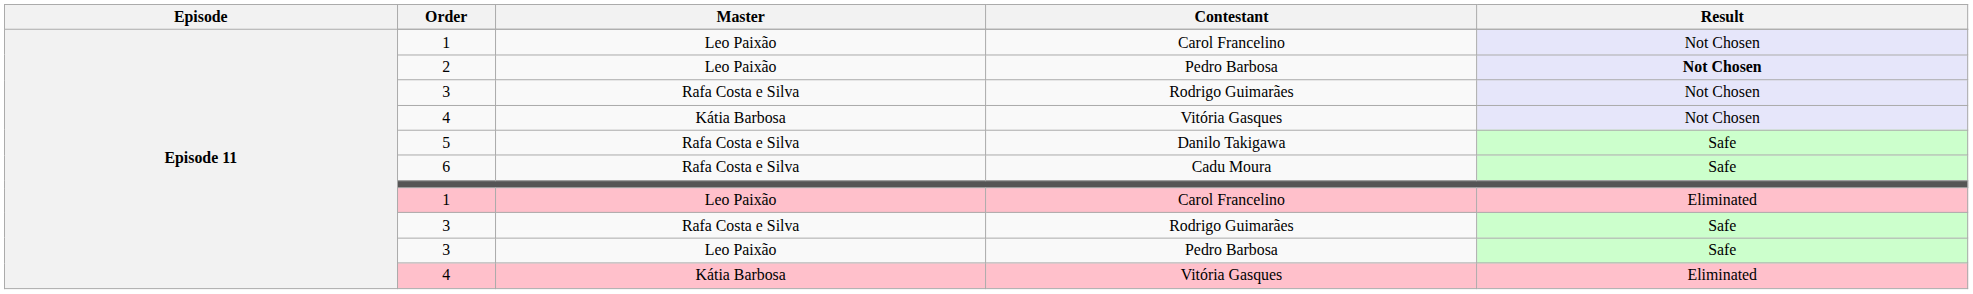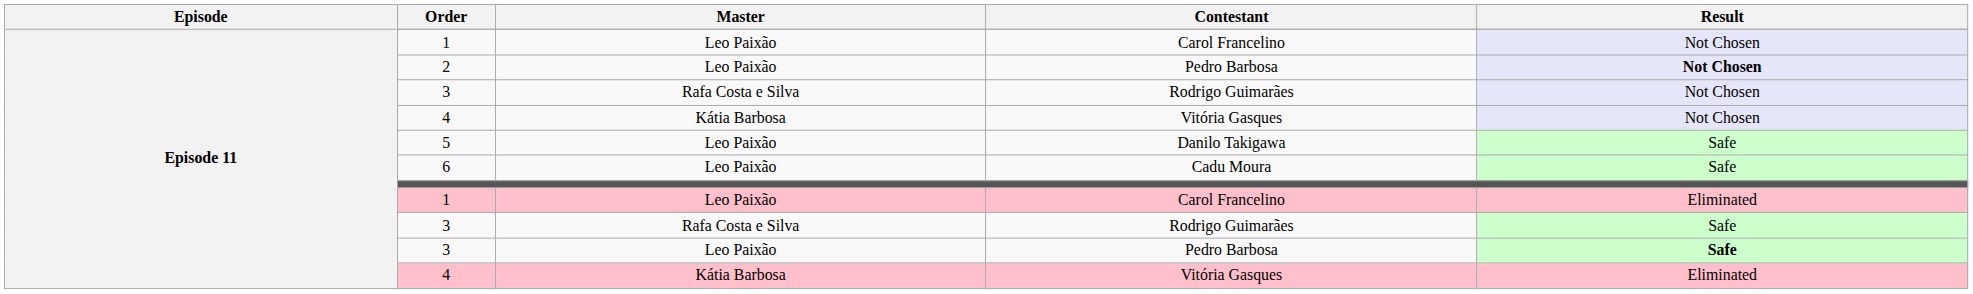(741, 142) Rafa Costa e Silva -> (741, 142) Leo Paixão
(741, 167) Rafa Costa e Silva -> (741, 167) Leo Paixão
(1722, 250) normal -> (1722, 250) bold
